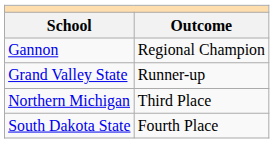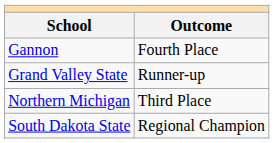(201, 50) Regional Champion -> (178, 50) Fourth Place
(178, 125) Fourth Place -> (201, 125) Regional Champion
